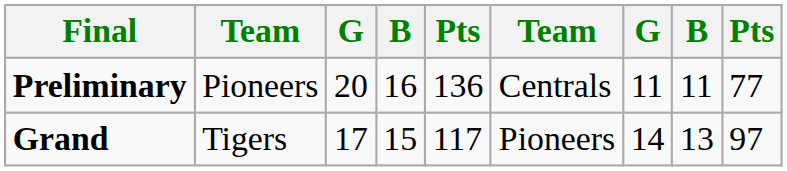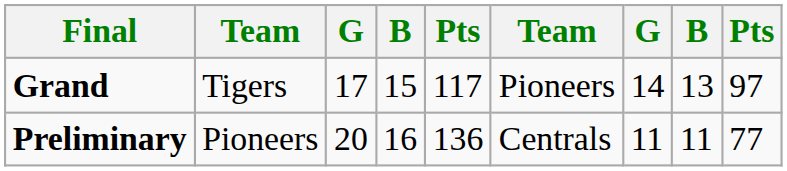rows swapped: (100, 84) <-> (61, 138)
